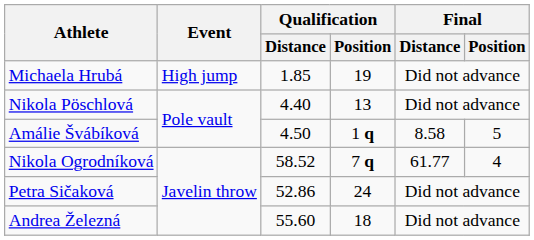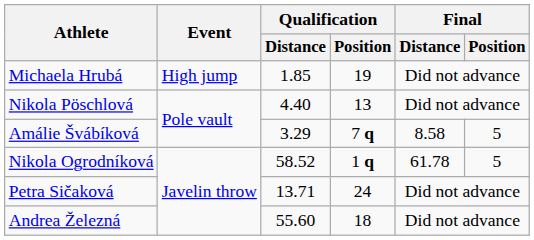(295, 133) 4.50 -> (295, 133) 3.29
(363, 133) 1 q -> (363, 133) 7 q
(363, 162) 7 q -> (363, 162) 1 q
(430, 162) 61.77 -> (430, 162) 61.78
(497, 162) 4 -> (497, 162) 5
(295, 191) 52.86 -> (295, 191) 13.71
